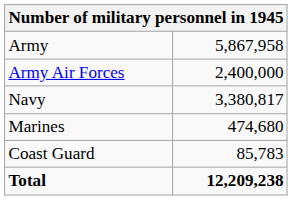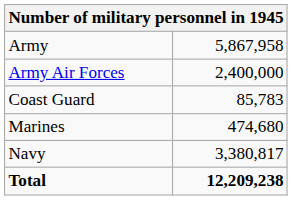rows swapped: (27, 99) <-> (52, 153)
